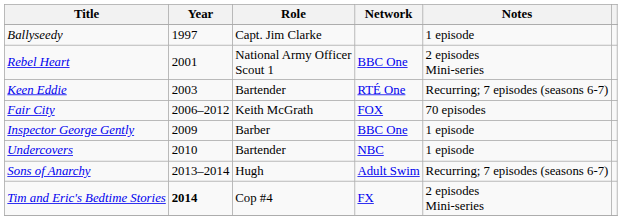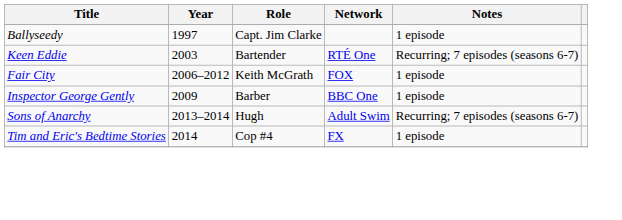- row: (38, 62)
(456, 110) 70 episodes -> (420, 75) 1 episode
- row: (40, 150)
(185, 198) bold -> (185, 136) normal
(455, 198) 2 episodes Mini-series -> (420, 136) 1 episode
